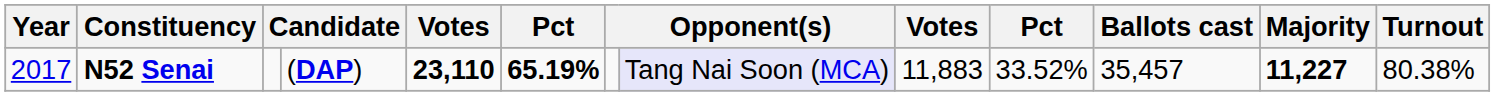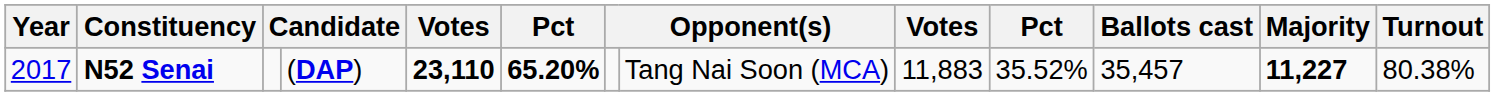(553, 70) 65.19% -> (553, 70) 65.20%
(757, 70) lavender background -> (757, 70) no background
(1042, 70) 33.52% -> (1042, 70) 35.52%
